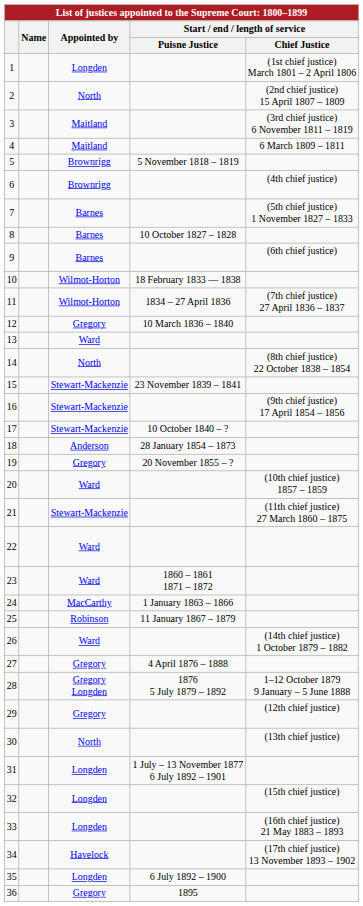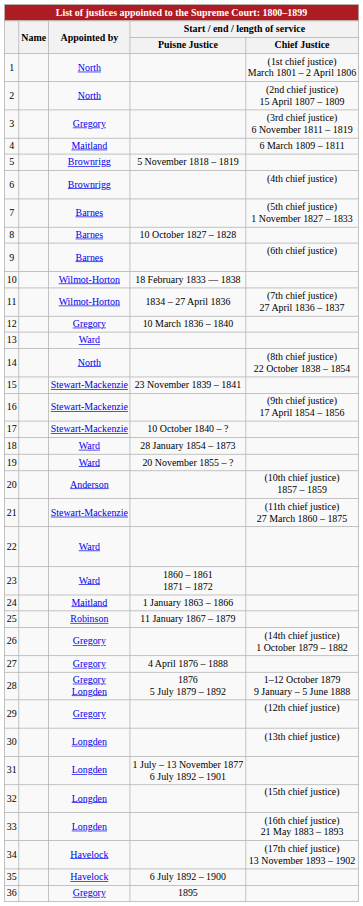(89, 68) Longden -> (89, 68) North
(89, 124) Maitland -> (89, 124) Gregory
(89, 446) Anderson -> (89, 446) Ward
(89, 462) Gregory -> (89, 462) Ward
(89, 485) Ward -> (89, 485) Anderson
(89, 603) MacCarthy -> (89, 603) Maitland
(89, 642) Ward -> (89, 642) Gregory
(89, 742) North -> (89, 742) Longden
(89, 877) Longden -> (89, 877) Havelock
